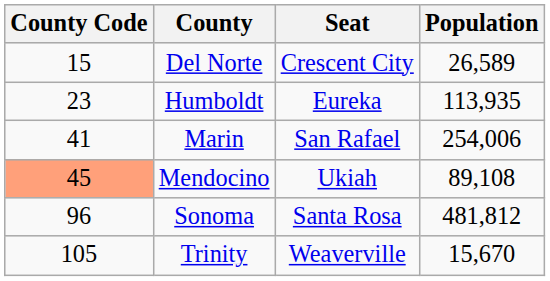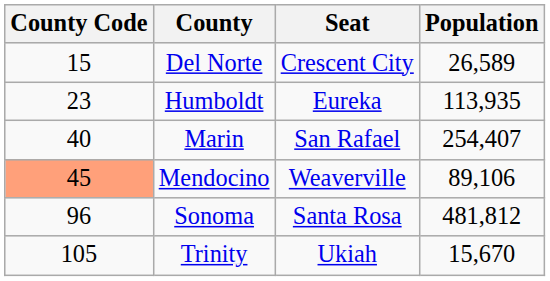(79, 139) 41 -> (79, 139) 40
(482, 139) 254,006 -> (482, 139) 254,407
(347, 178) Ukiah -> (347, 178) Weaverville
(482, 178) 89,108 -> (482, 178) 89,106
(347, 255) Weaverville -> (347, 255) Ukiah
